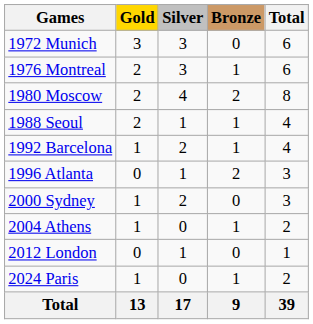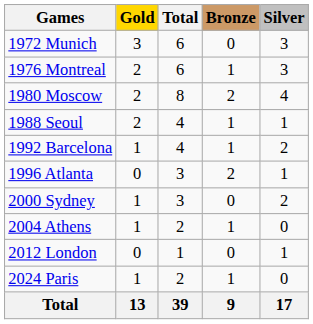columns swapped: (183, 17) <-> (287, 17)
